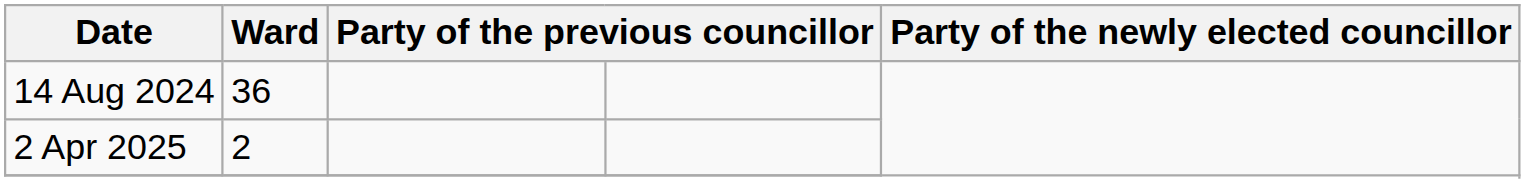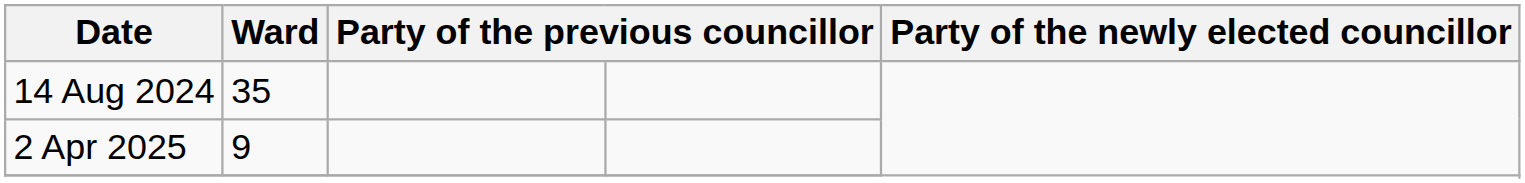(251, 89) 36 -> (251, 89) 35
(241, 146) 2 -> (241, 146) 9
